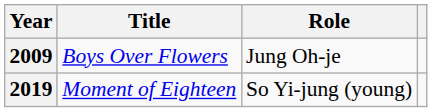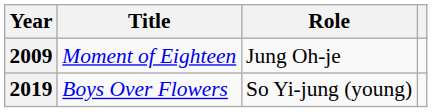(145, 55) Boys Over Flowers -> (149, 55) Moment of Eighteen
(149, 89) Moment of Eighteen -> (145, 89) Boys Over Flowers
